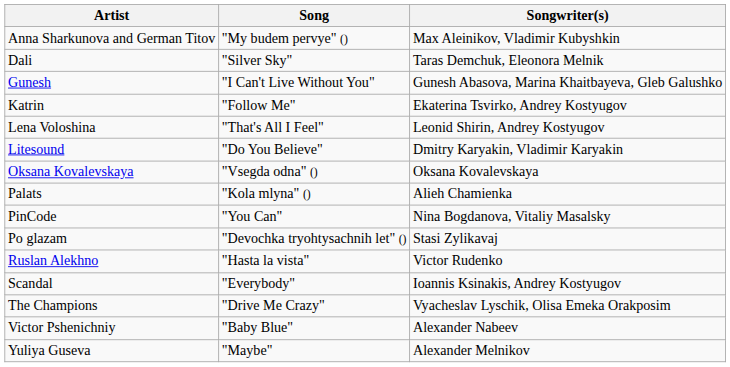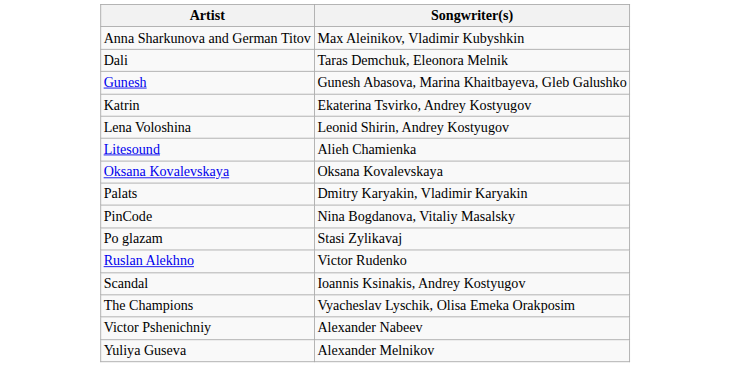- column: (314, 15)
(518, 149) Dmitry Karyakin, Vladimir Karyakin -> (367, 149) Alieh Chamienka
(462, 194) Alieh Chamienka -> (422, 194) Dmitry Karyakin, Vladimir Karyakin
